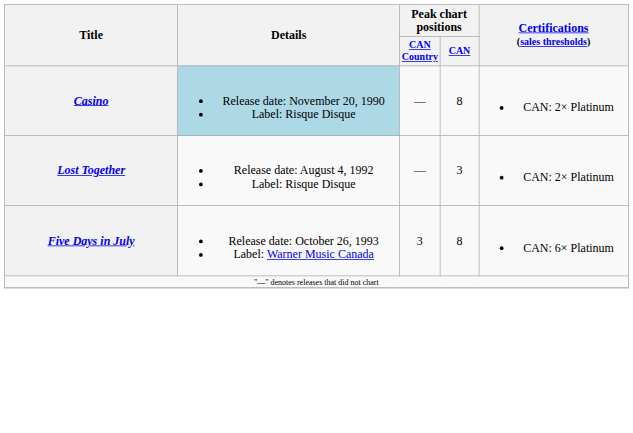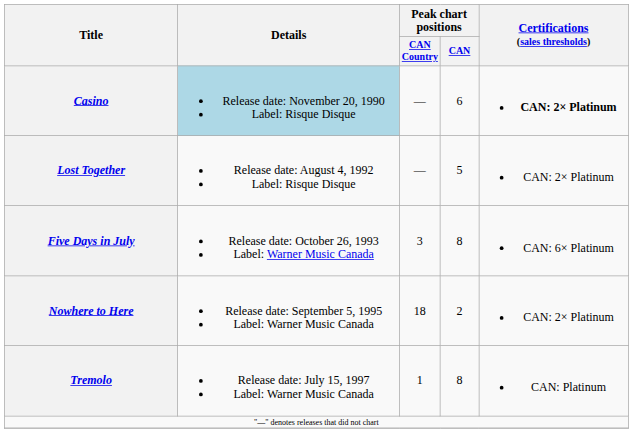(460, 100) 8 -> (460, 100) 6
(554, 107) normal -> (554, 107) bold
(460, 170) 3 -> (460, 170) 5
+ row: (91, 310)
+ row: (91, 380)
